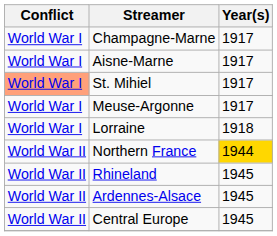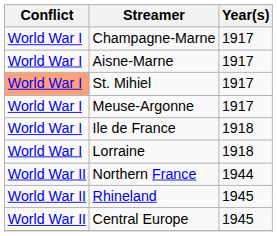+ row: (134, 128)
(238, 151) gold background -> (238, 174) no background
- row: (147, 196)
